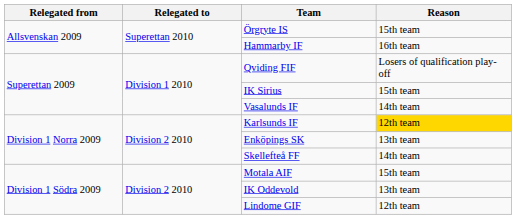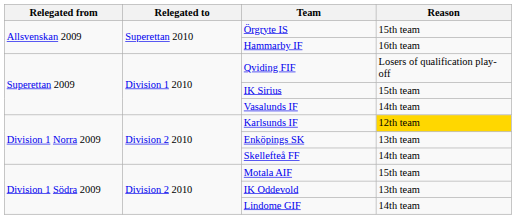(399, 205) 12th team -> (399, 205) 14th team
